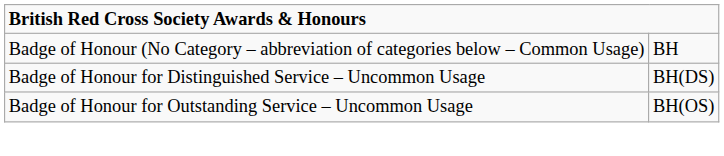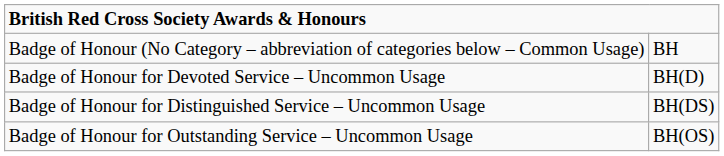+ row: (227, 77)
